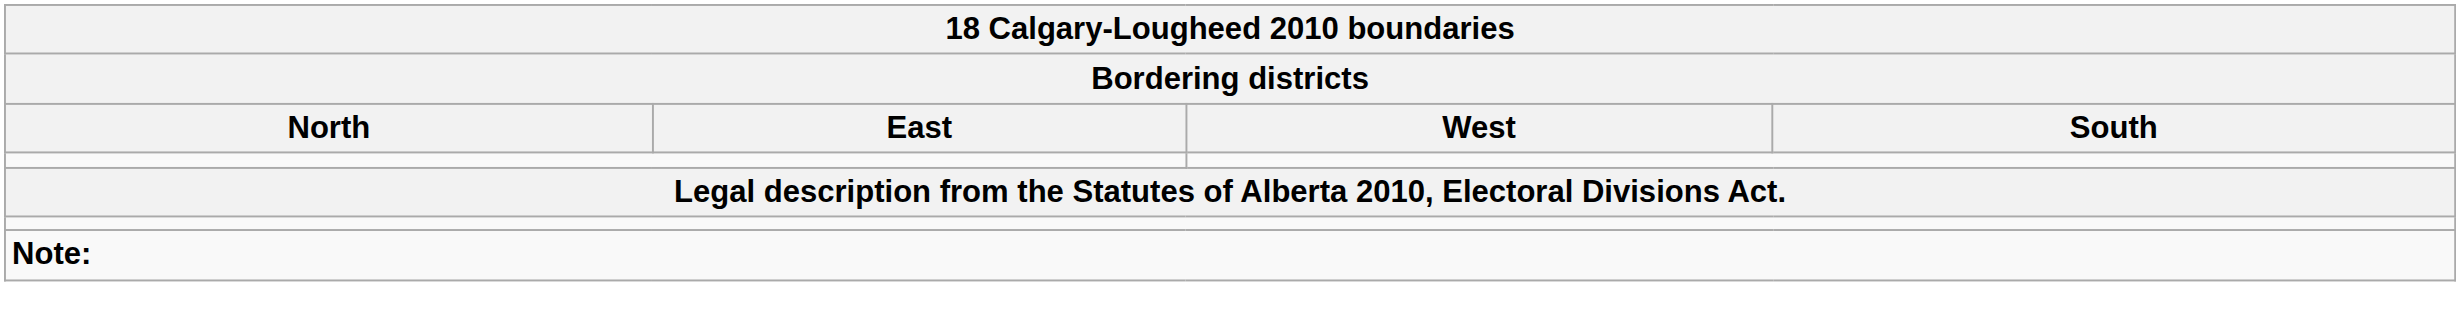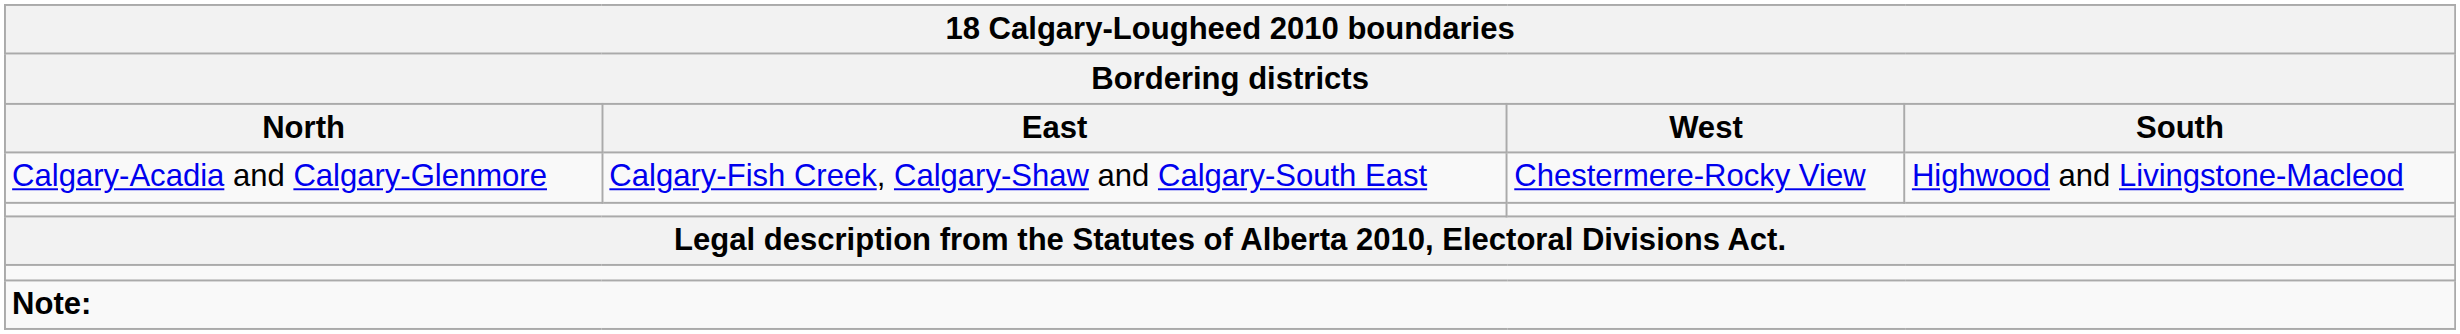+ row: (280, 176)
